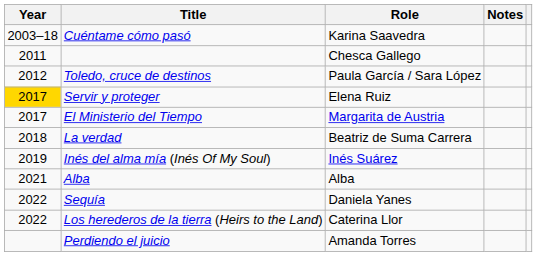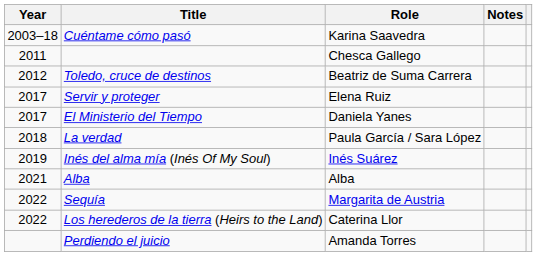(405, 76) Paula García / Sara López -> (400, 76) Beatriz de Suma Carrera
(33, 96) gold background -> (33, 96) no background
(386, 117) Margarita de Austria -> (370, 117) Daniela Yanes
(400, 138) Beatriz de Suma Carrera -> (405, 138) Paula García / Sara López
(370, 199) Daniela Yanes -> (386, 199) Margarita de Austria
